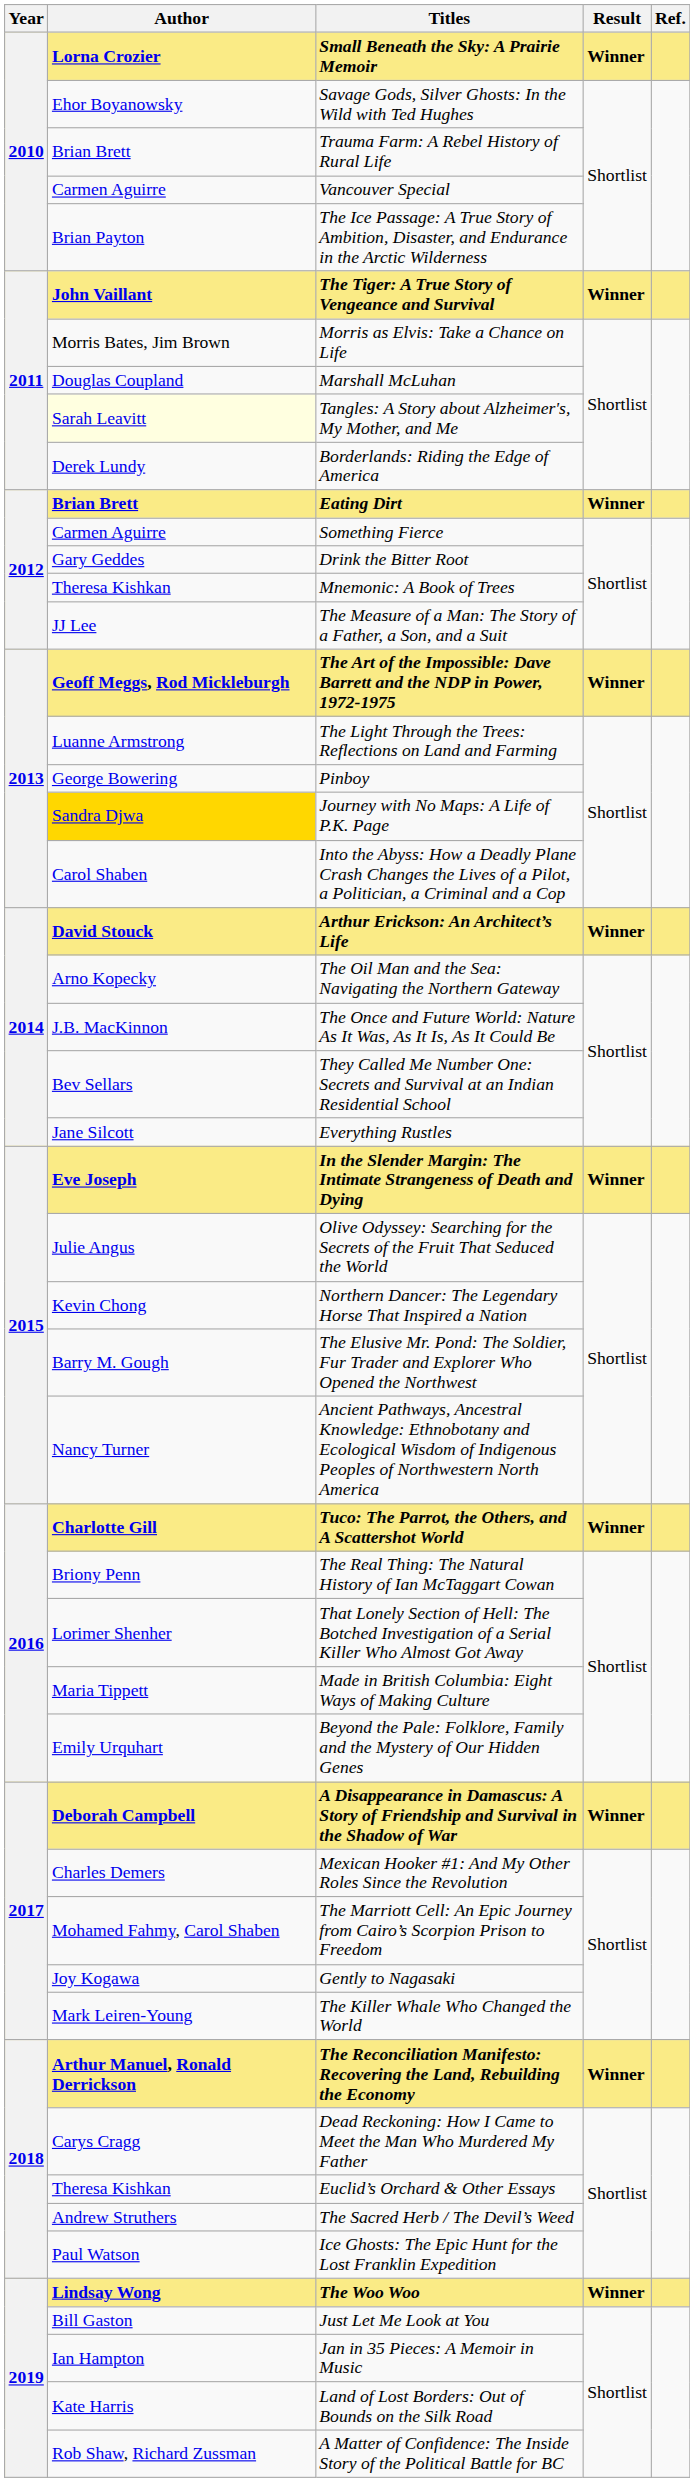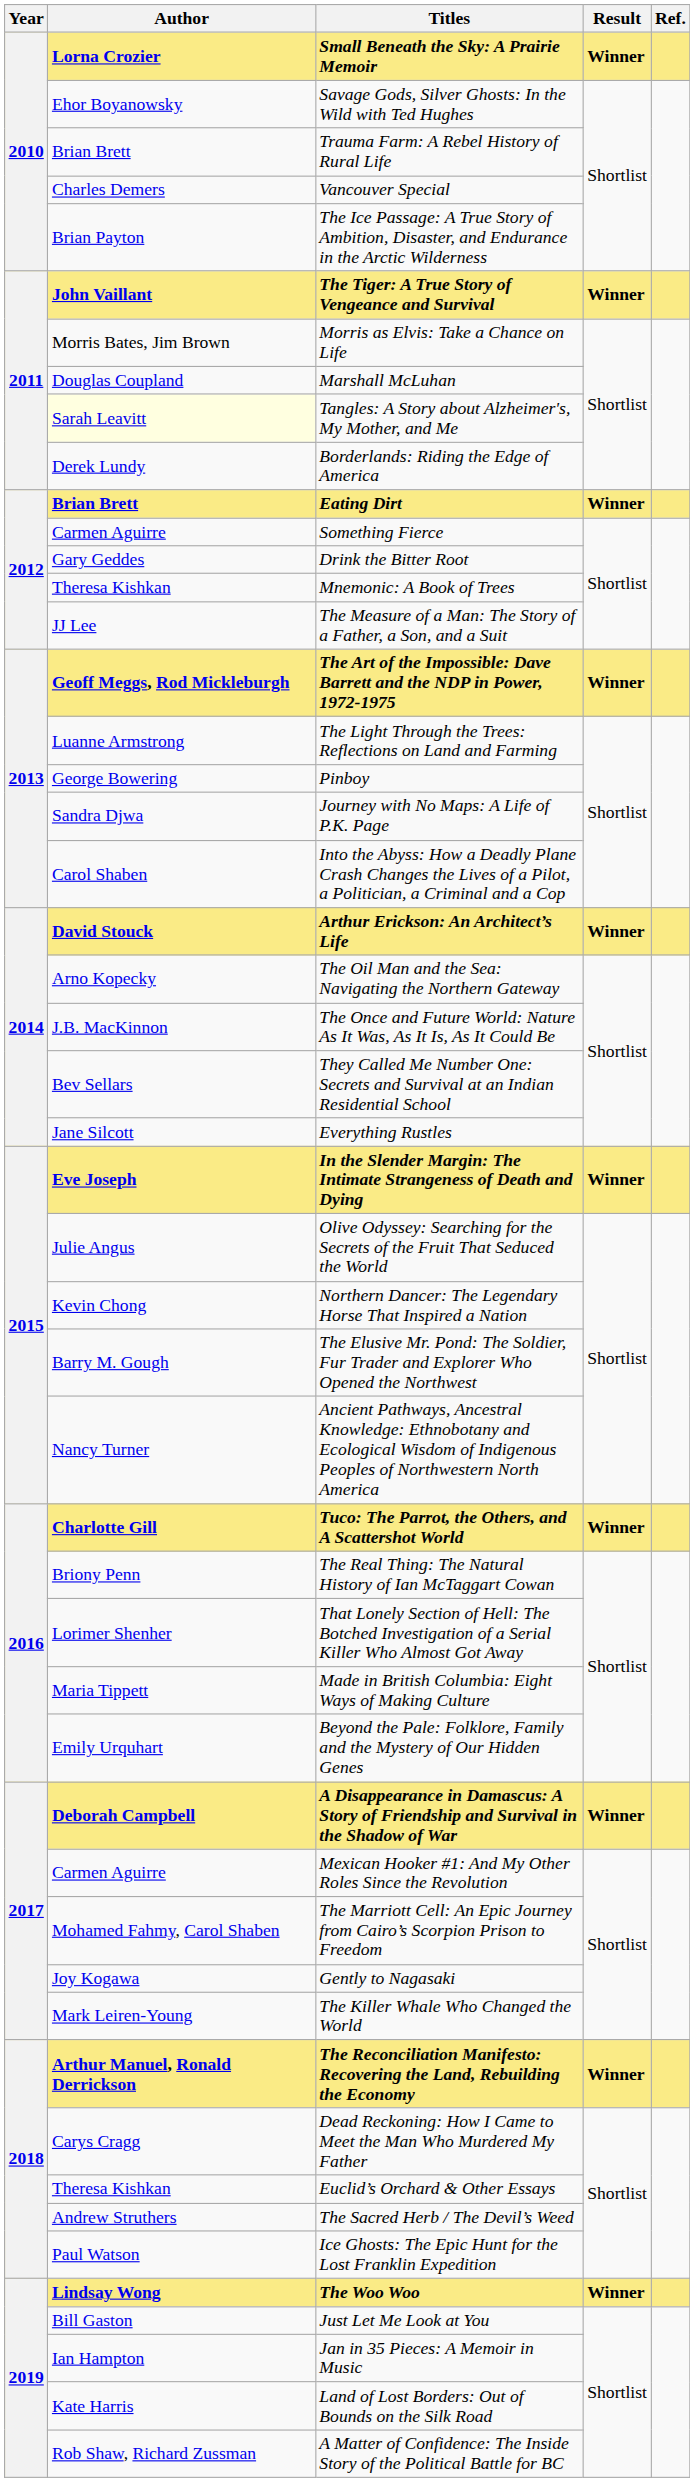(109, 189) Carmen Aguirre -> (108, 189) Charles Demers
(98, 816) gold background -> (98, 816) no background
(108, 1872) Charles Demers -> (109, 1872) Carmen Aguirre
